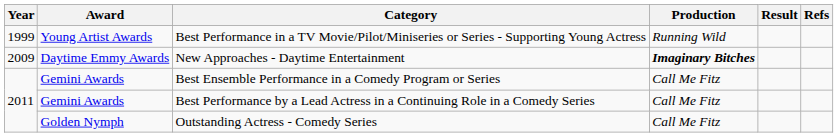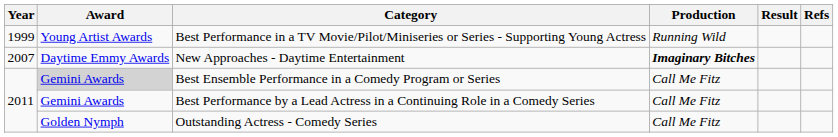(21, 57) 2009 -> (21, 57) 2007
(82, 79) no background -> (82, 79) lightgrey background
